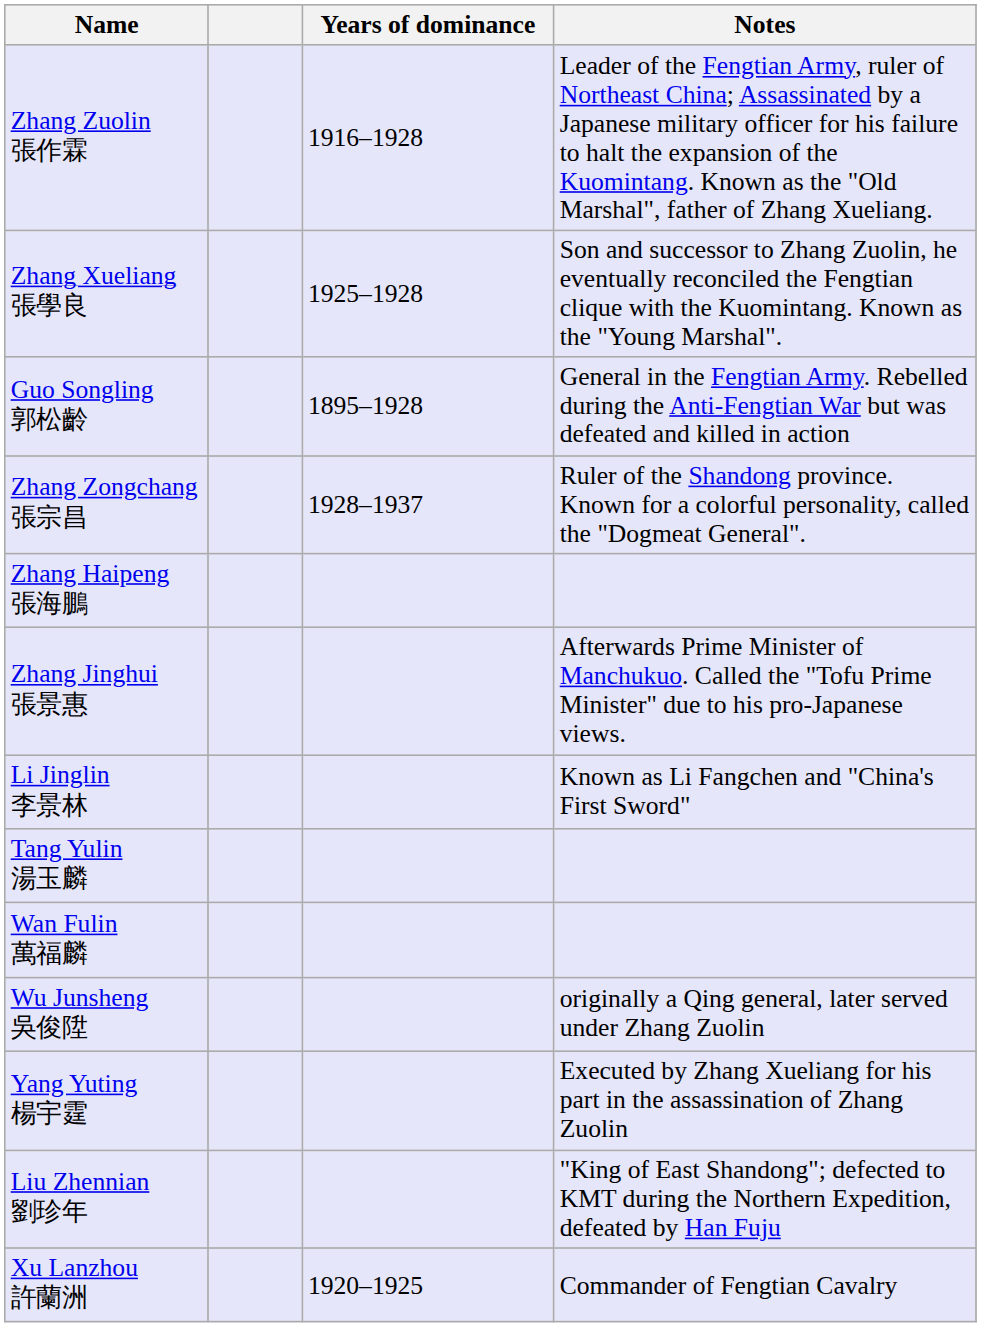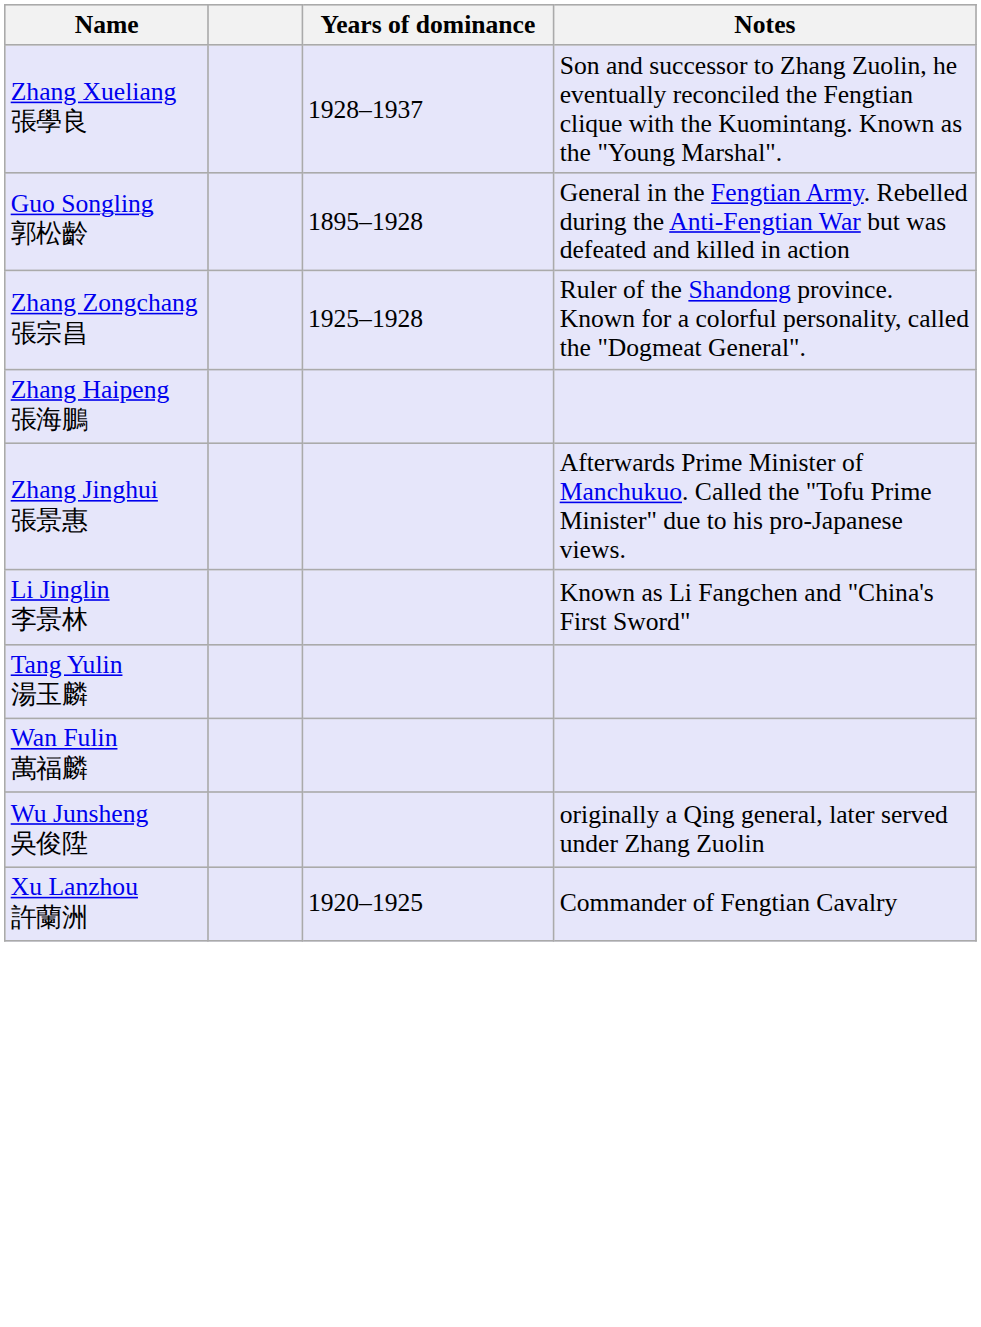- row: (81, 135)
(366, 293) 1925–1928 -> (366, 108) 1928–1937
(366, 504) 1928–1937 -> (366, 319) 1925–1928
- row: (74, 1098)
- row: (80, 1196)
